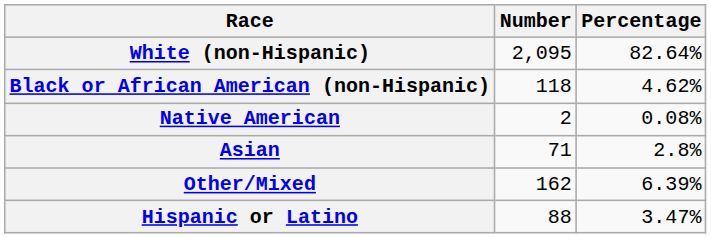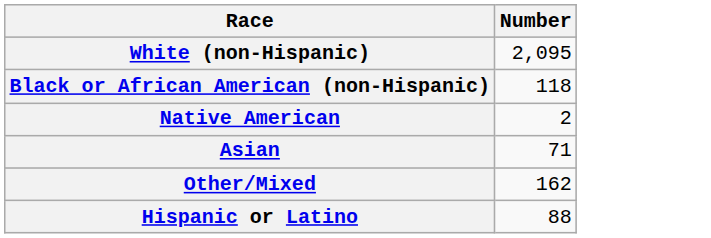- column: (641, 21)
